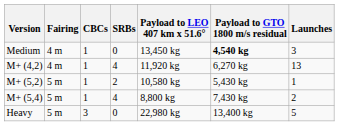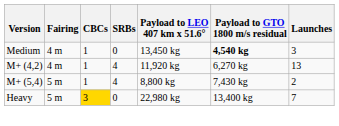- row: (25, 81)
(86, 113) no background -> (86, 97) gold background
(294, 113) 5 -> (294, 97) 7
